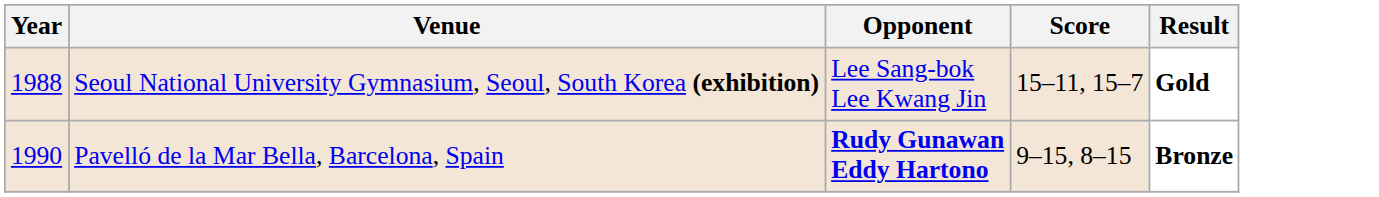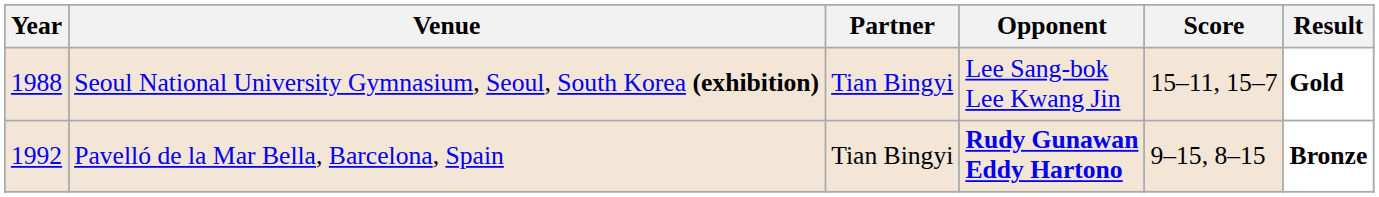+ column: (892, 26)
(37, 155) 1990 -> (37, 155) 1992
